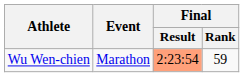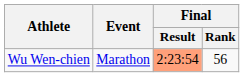(220, 60) 59 -> (220, 60) 56
